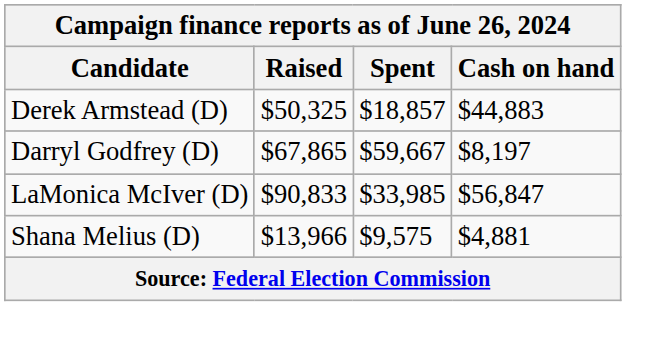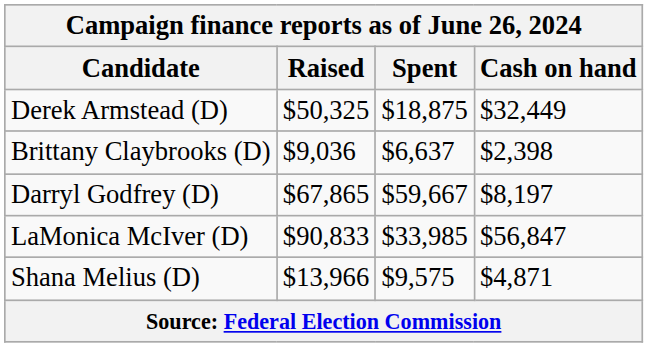(402, 109) $18,857 -> (425, 109) $18,875
(501, 109) $44,883 -> (523, 109) $32,449
+ row: (141, 151)
(494, 236) $4,881 -> (516, 278) $4,871
